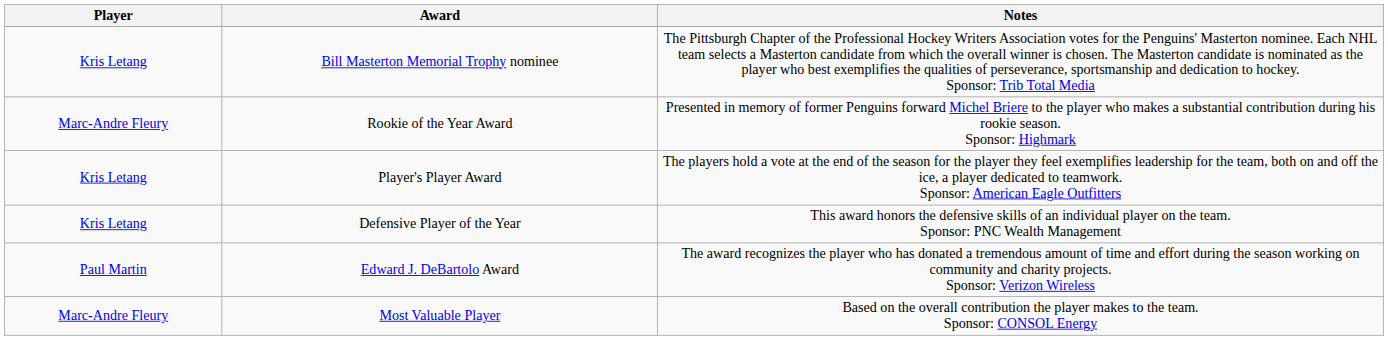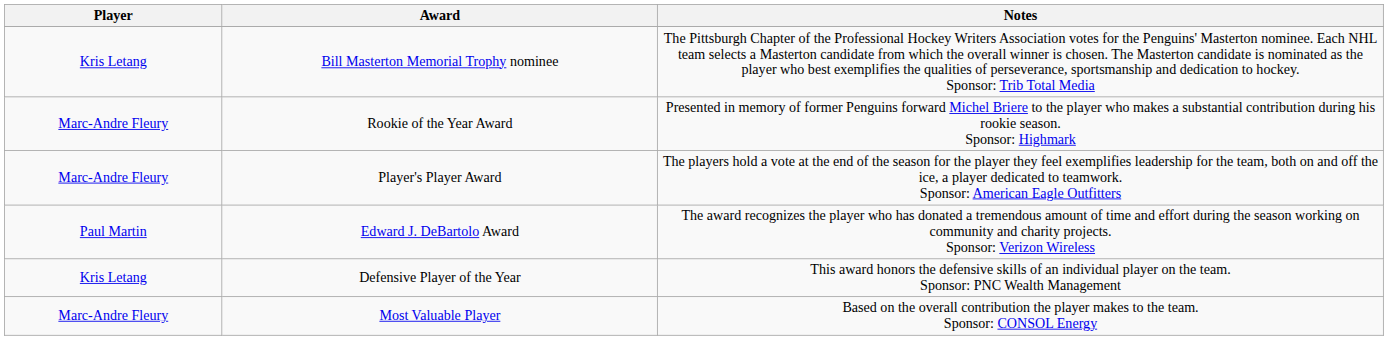(113, 177) Kris Letang -> (113, 177) Marc-Andre Fleury
rows swapped: (440, 269) <-> (440, 223)
